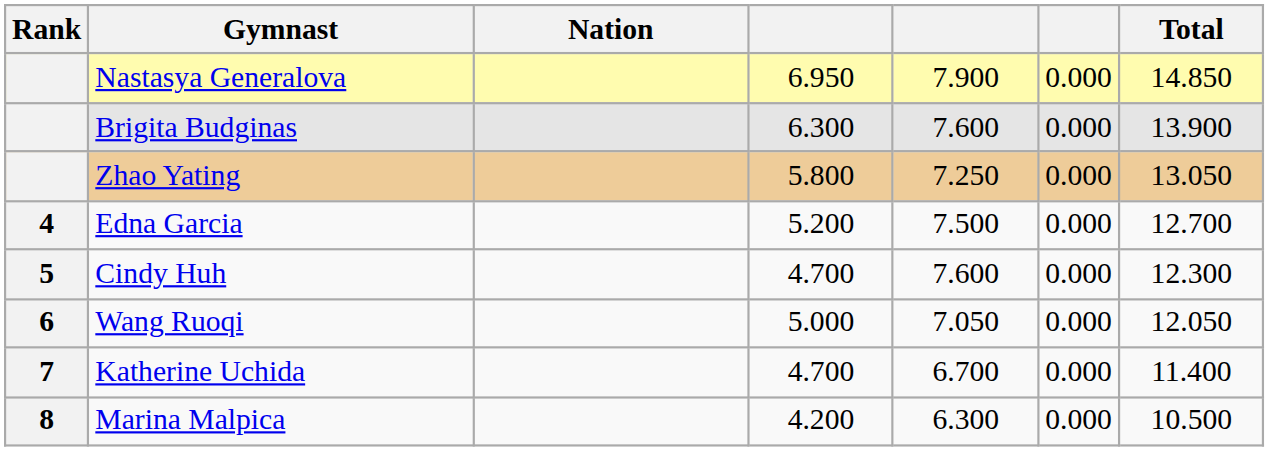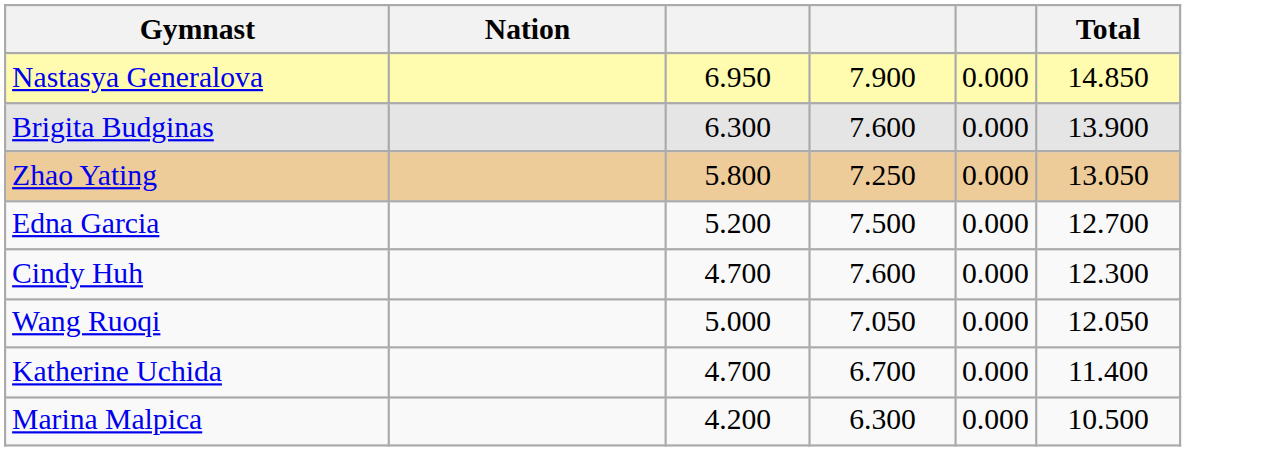- column: (47, 28)
